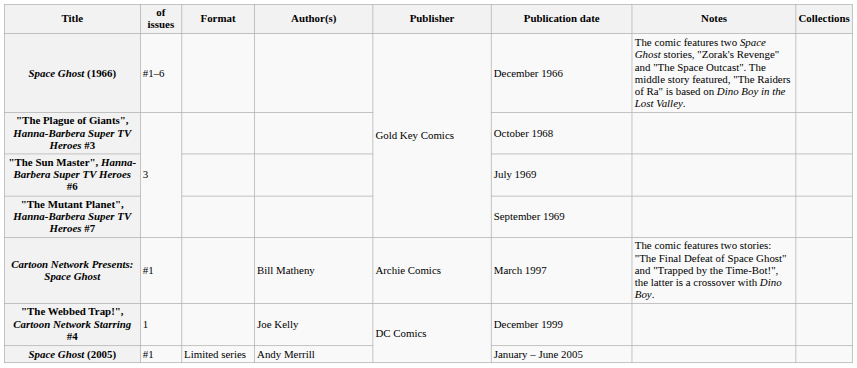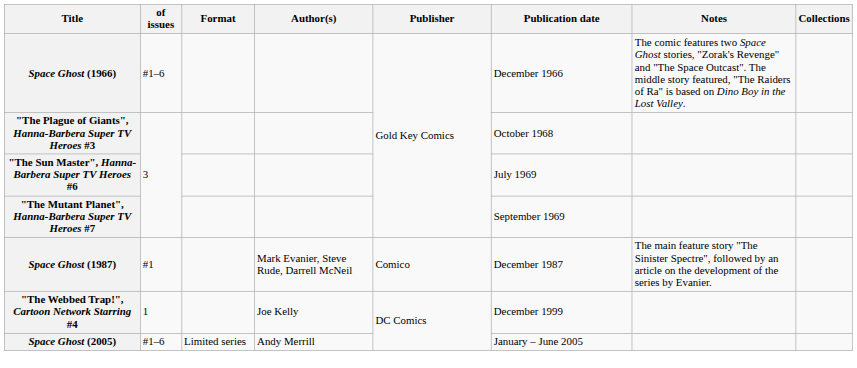+ row: (72, 264)
- row: (72, 270)
(148, 354) #1 -> (154, 341) #1–6
